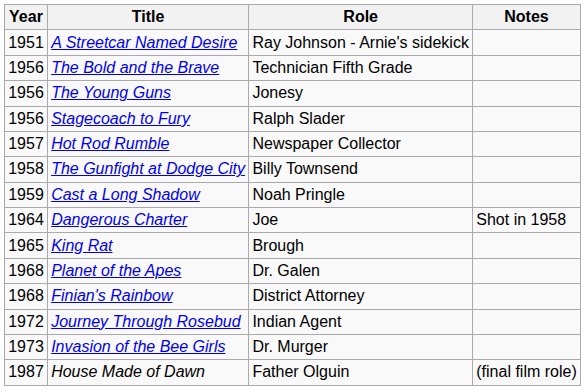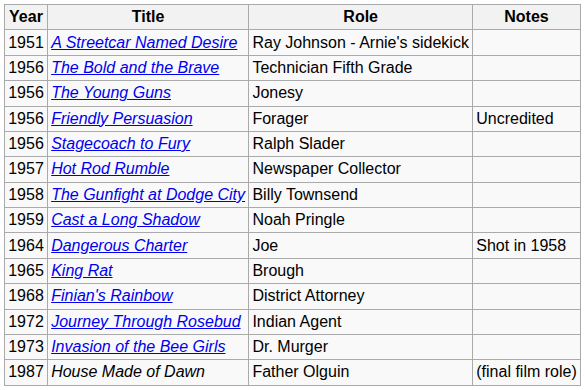+ row: (122, 118)
- row: (116, 270)
